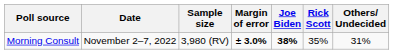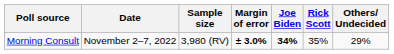(287, 41) 38% -> (287, 41) 34%
(361, 41) 31% -> (361, 41) 29%
